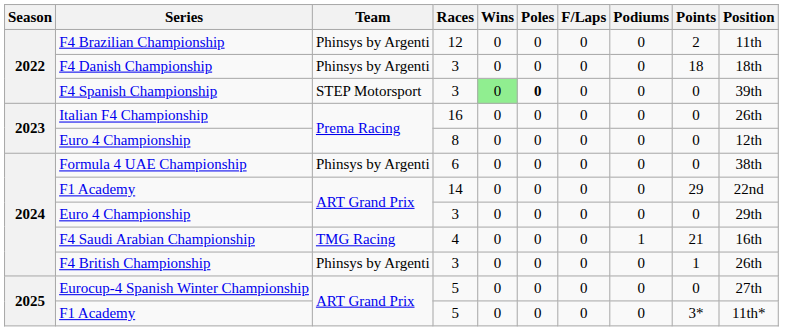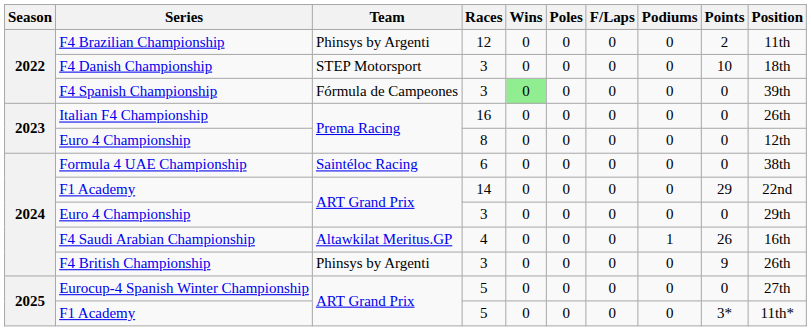(373, 66) Phinsys by Argenti -> (369, 66) STEP Motorsport
(696, 66) 18 -> (725, 66) 10
(369, 91) STEP Motorsport -> (387, 91) Fórmula de Campeones
(538, 91) bold -> (566, 91) normal
(373, 165) Phinsys by Argenti -> (367, 165) Saintéloc Racing
(356, 239) TMG Racing -> (384, 239) Altawkilat Meritus.GP
(696, 239) 21 -> (725, 239) 26
(696, 264) 1 -> (725, 264) 9
